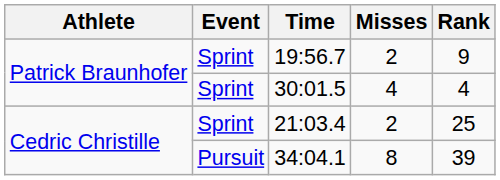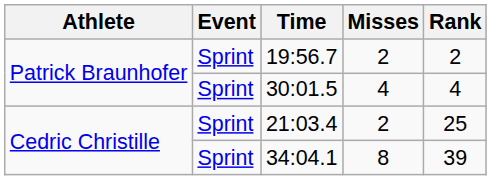(464, 56) 9 -> (455, 56) 2
(231, 158) Pursuit -> (225, 158) Sprint
